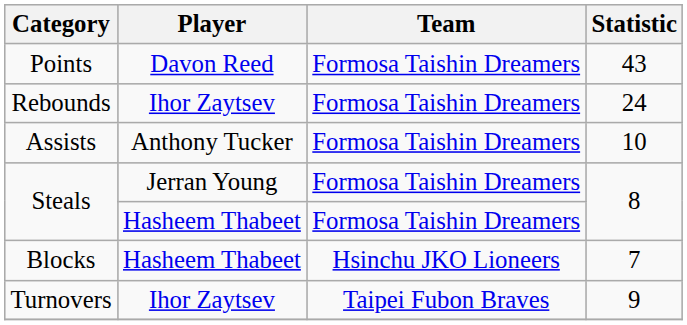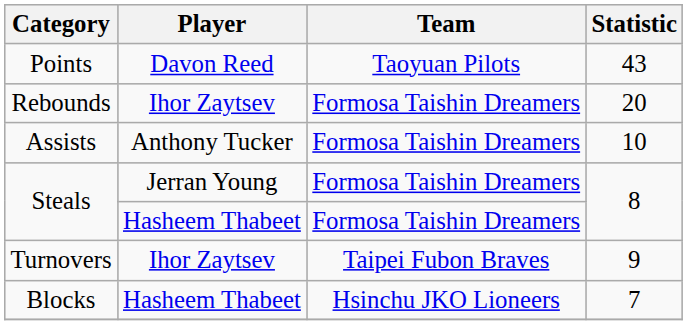(446, 63) Formosa Taishin Dreamers -> (446, 63) Taoyuan Pilots
(634, 102) 24 -> (634, 102) 20
rows swapped: (61, 260) <-> (61, 299)
